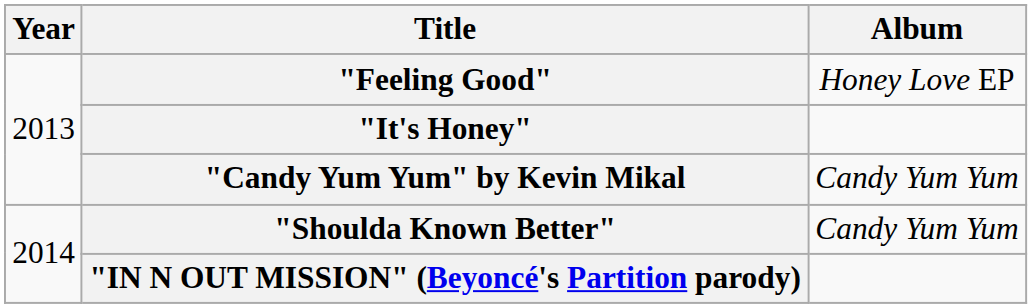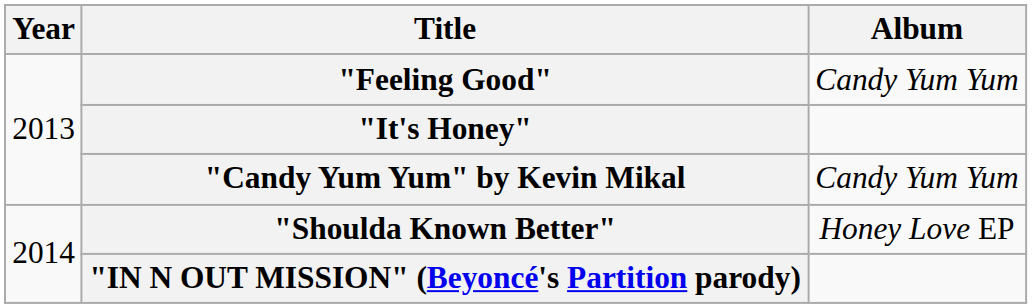(917, 79) Honey Love EP -> (917, 79) Candy Yum Yum
(917, 228) Candy Yum Yum -> (917, 228) Honey Love EP
